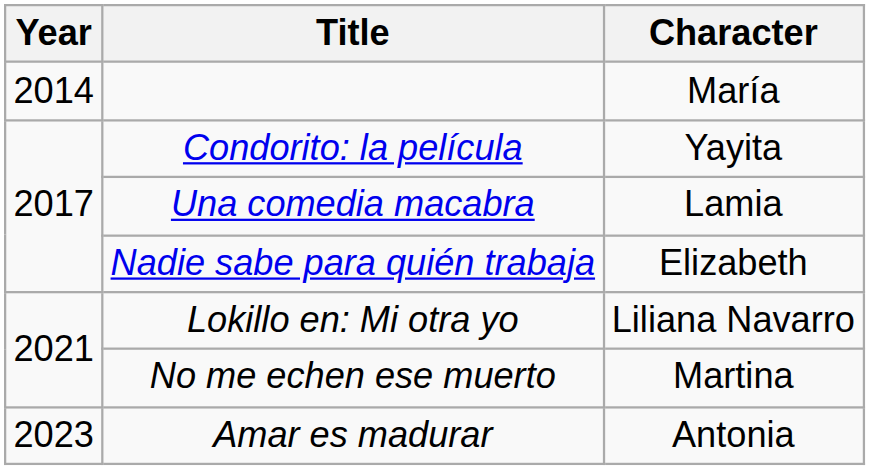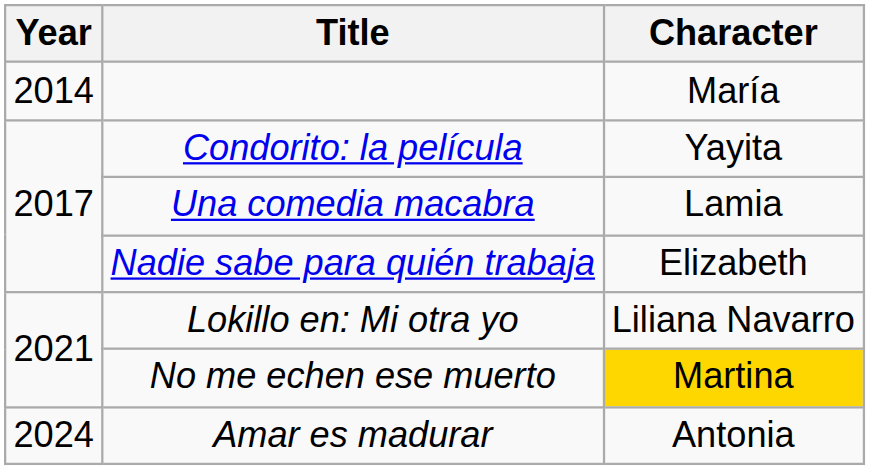(733, 377) no background -> (733, 377) gold background
(54, 434) 2023 -> (54, 434) 2024
